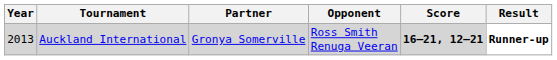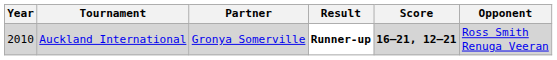columns swapped: (354, 13) <-> (519, 13)
(21, 39) 2013 -> (21, 39) 2010
